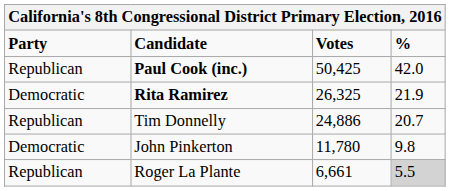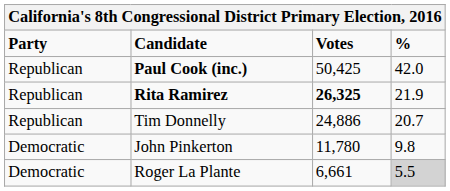(46, 95) Democratic -> (45, 95) Republican
(338, 95) normal -> (338, 95) bold
(45, 172) Republican -> (46, 172) Democratic
